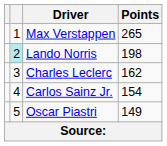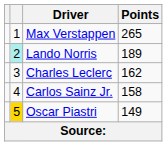(132, 53) 198 -> (132, 53) 189
(132, 92) 154 -> (132, 92) 158
(17, 111) no background -> (17, 111) gold background
